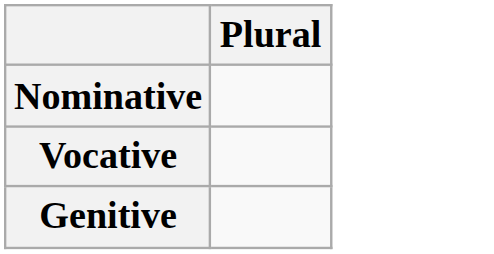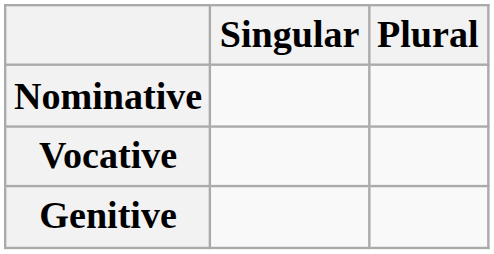+ column: (290, 34)
